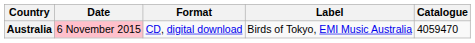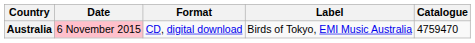(438, 29) 4059470 -> (438, 29) 4759470
